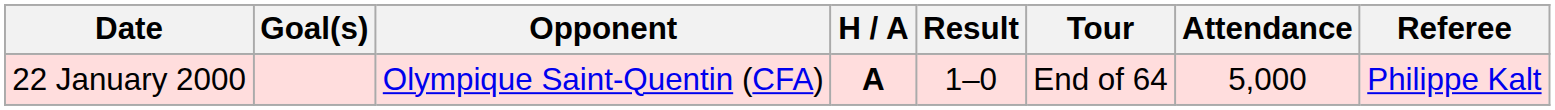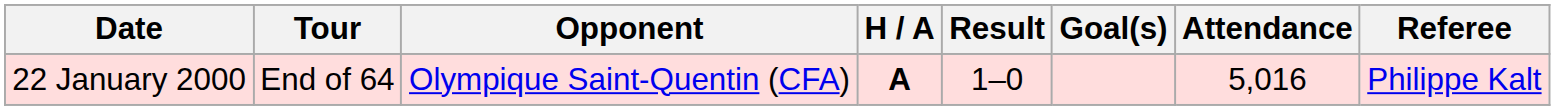columns swapped: (1100, 29) <-> (314, 29)
(1267, 79) 5,000 -> (1267, 79) 5,016
